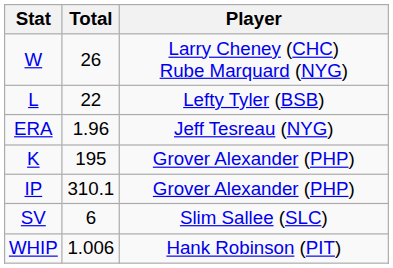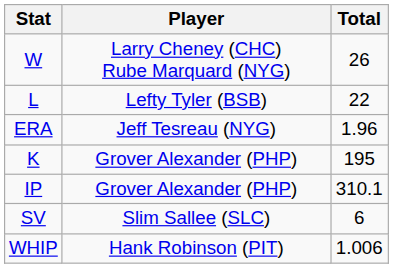columns swapped: (254, 19) <-> (91, 19)
